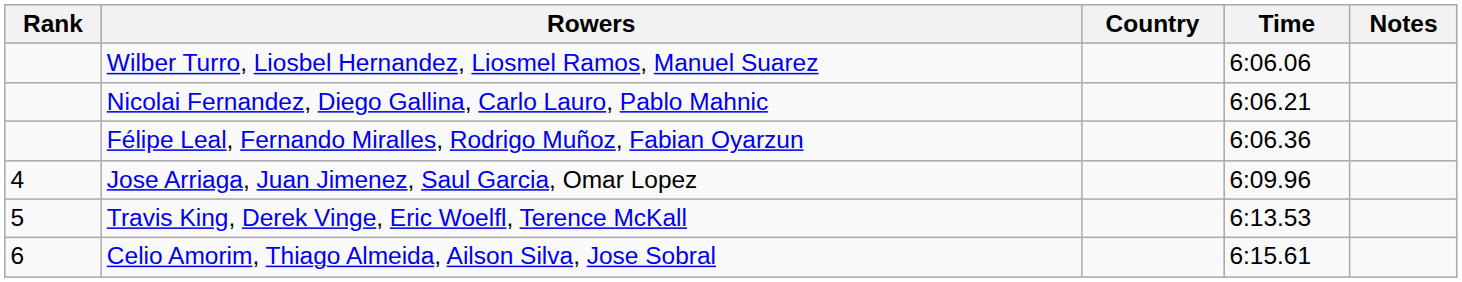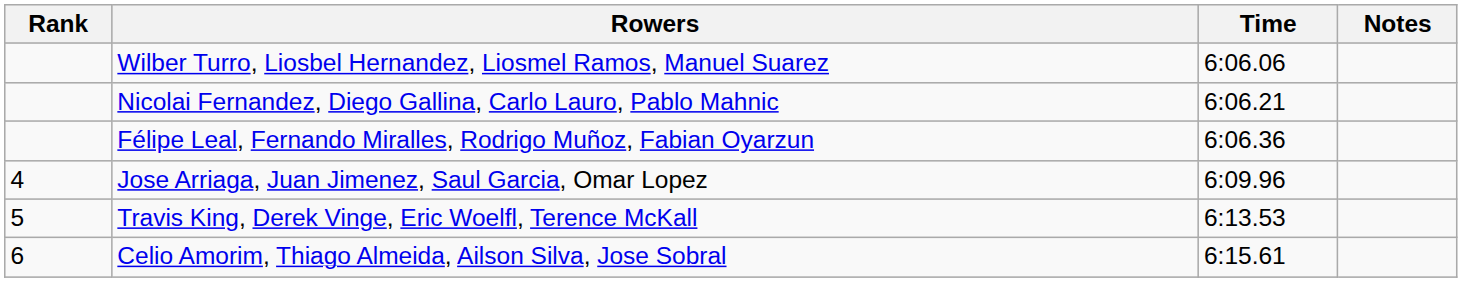- column: (1152, 23)
